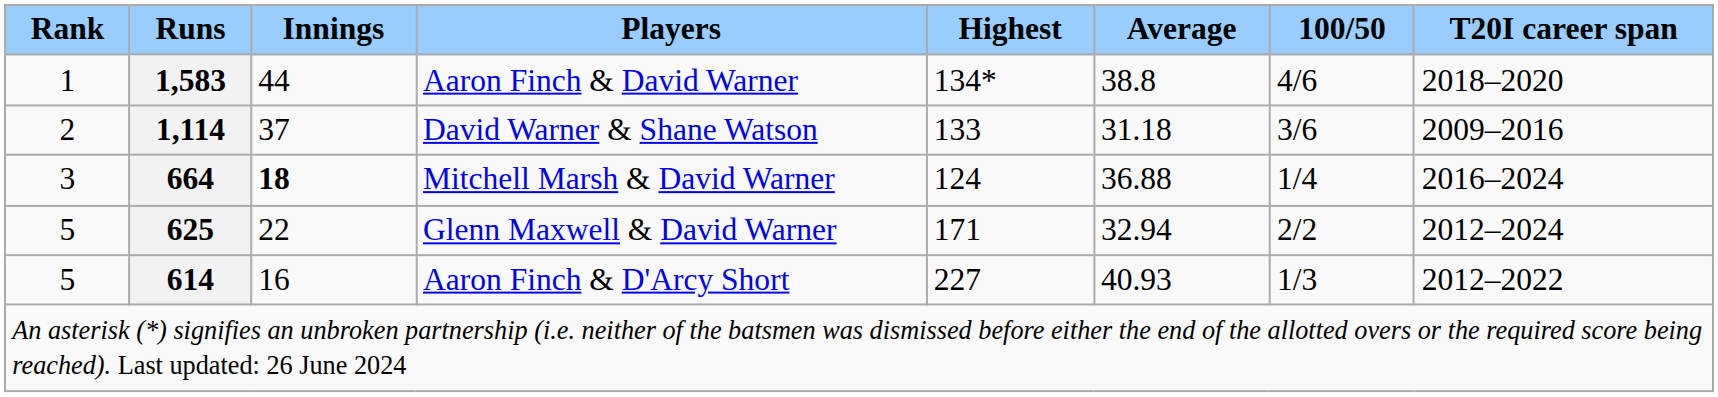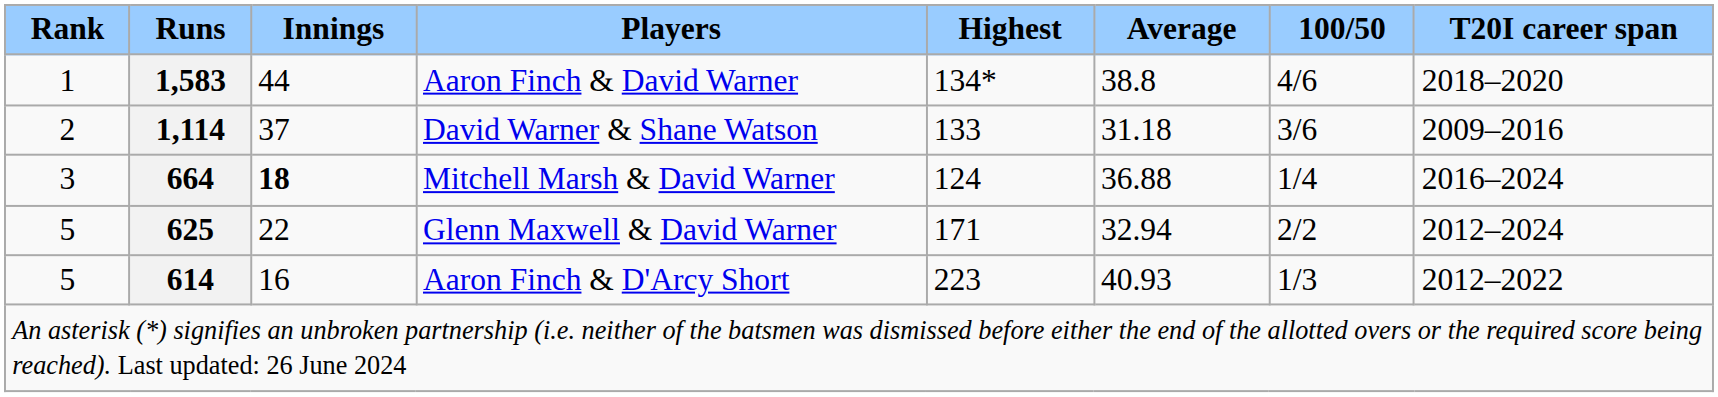(957, 279) 227 -> (957, 279) 223
